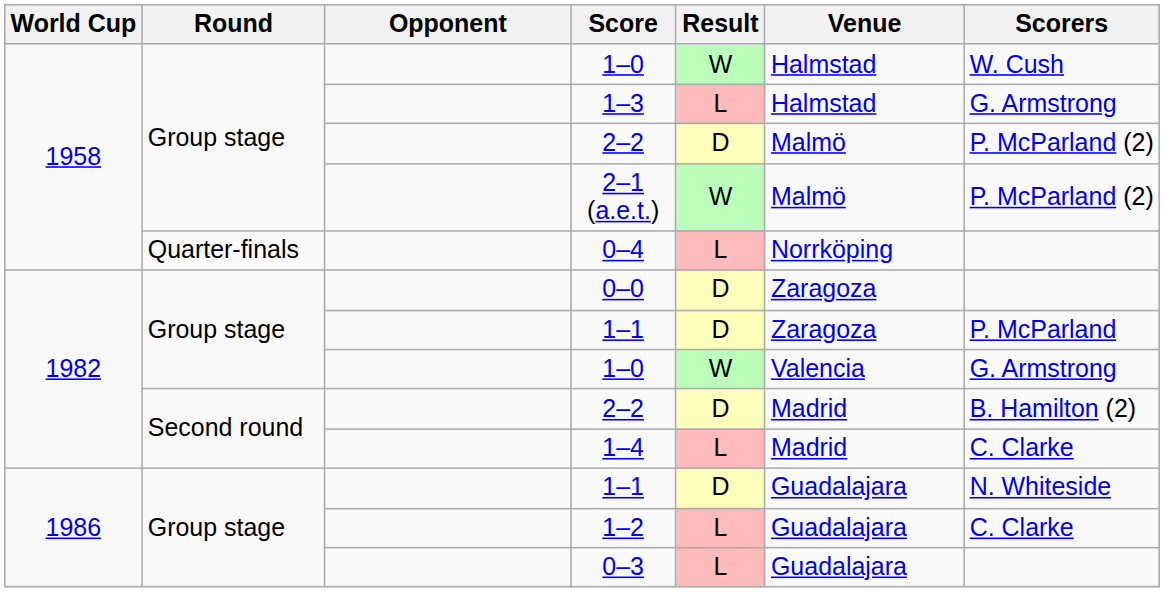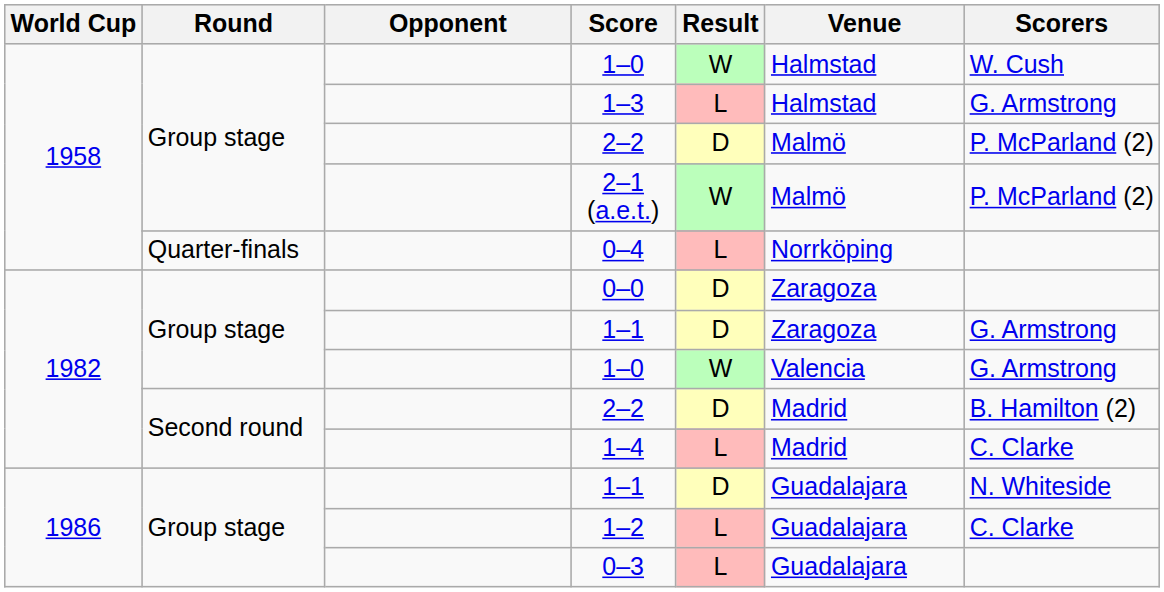(1043, 329) P. McParland -> (1043, 329) G. Armstrong
